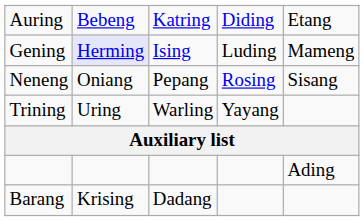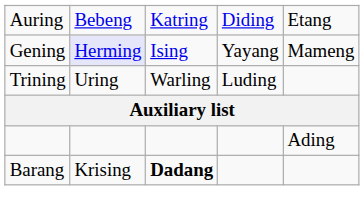(249, 50) Luding -> (250, 50) Yayang
- row: (39, 80)
(250, 110) Yayang -> (249, 80) Luding
(182, 200) normal -> (182, 170) bold
